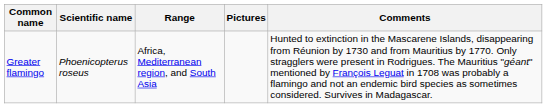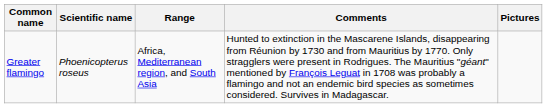columns swapped: (405, 17) <-> (246, 17)
